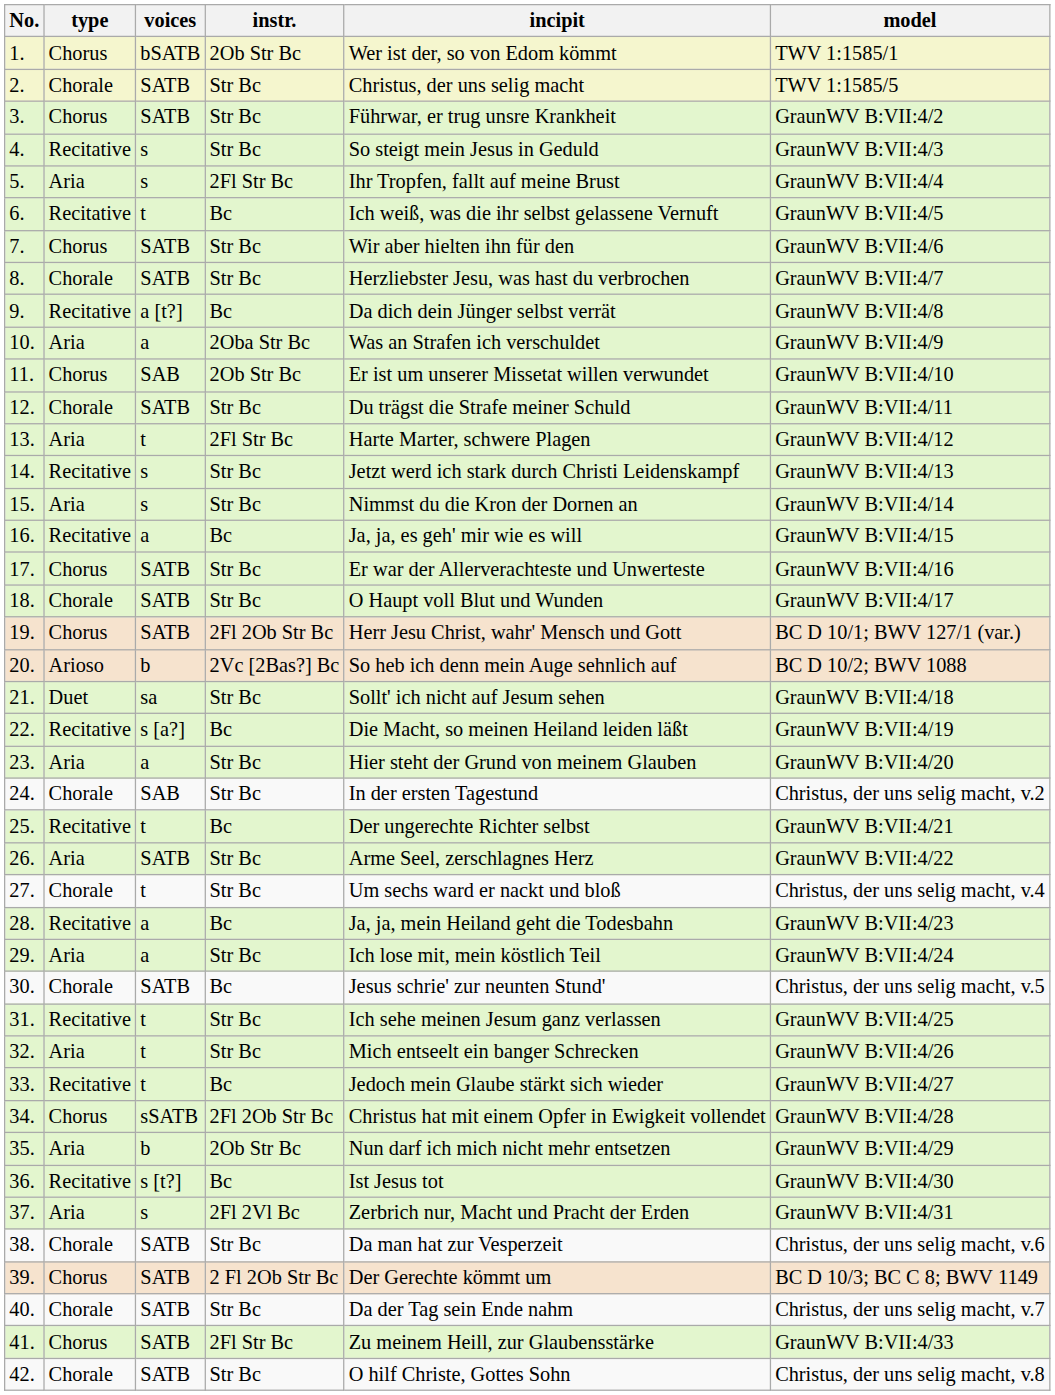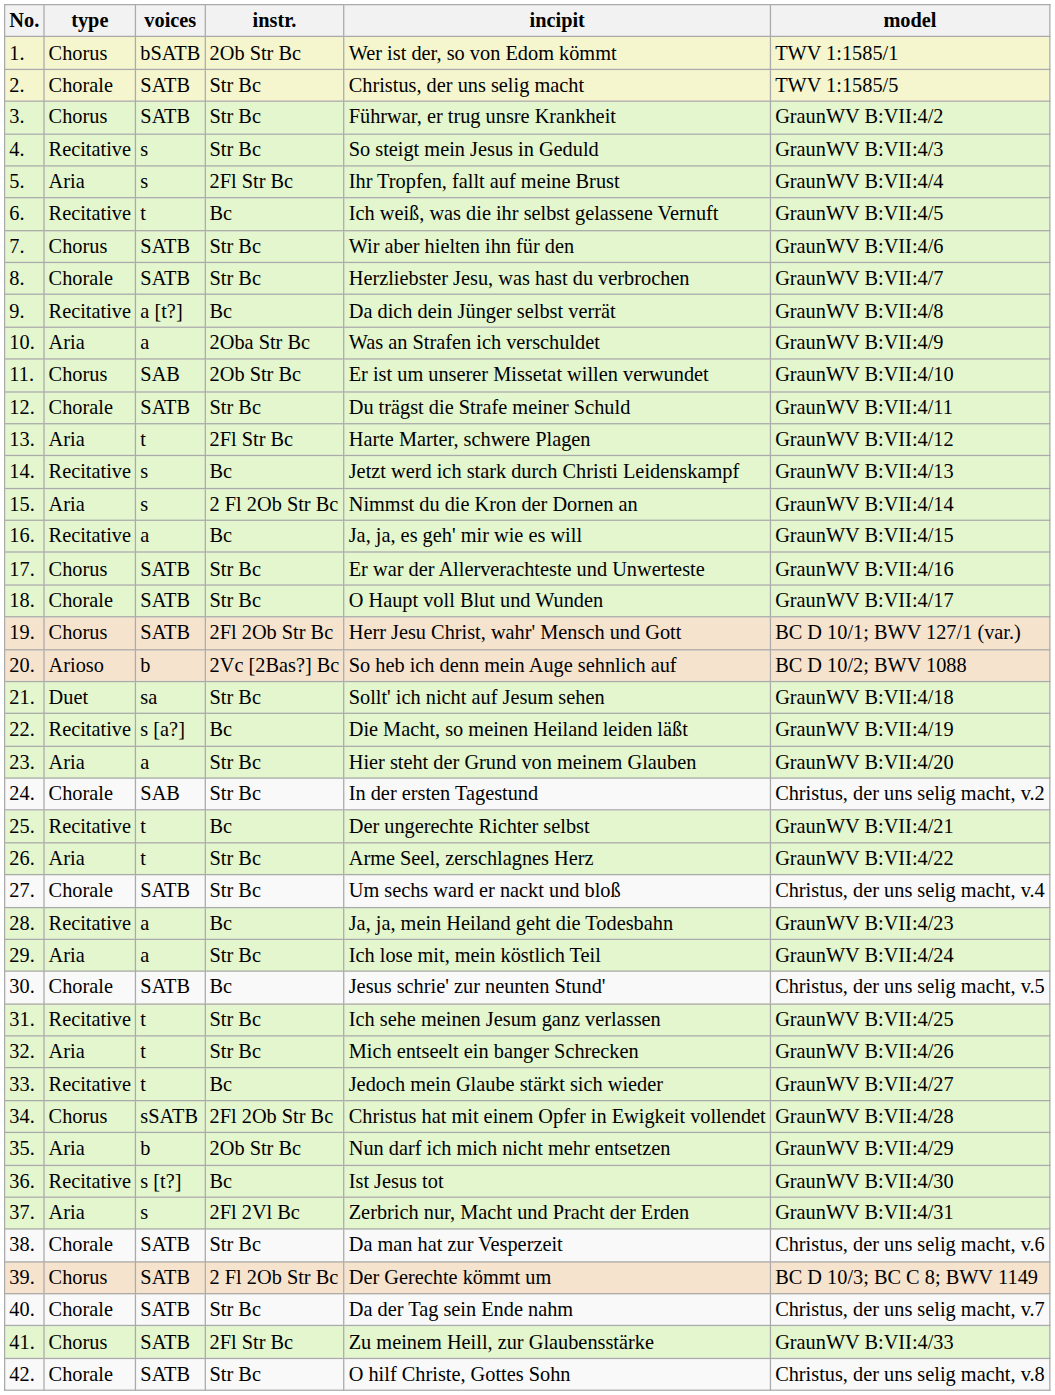(235, 471) Str Bc -> (221, 471) Bc
(235, 504) Str Bc -> (274, 504) 2 Fl 2Ob Str Bc
(165, 858) SATB -> (143, 858) t
(143, 890) t -> (165, 890) SATB
